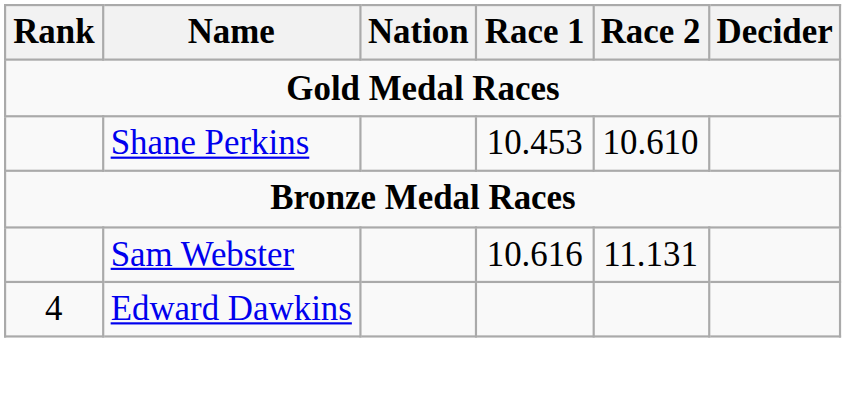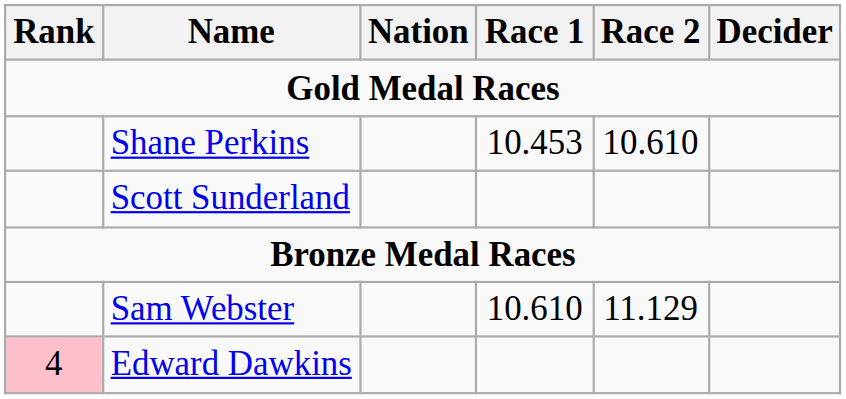+ row: (230, 198)
(535, 253) 10.616 -> (535, 308) 10.610
(651, 253) 11.131 -> (651, 308) 11.129
(54, 308) no background -> (54, 364) pink background
